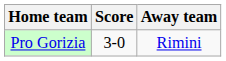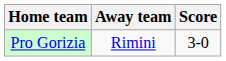columns swapped: (114, 17) <-> (179, 17)
